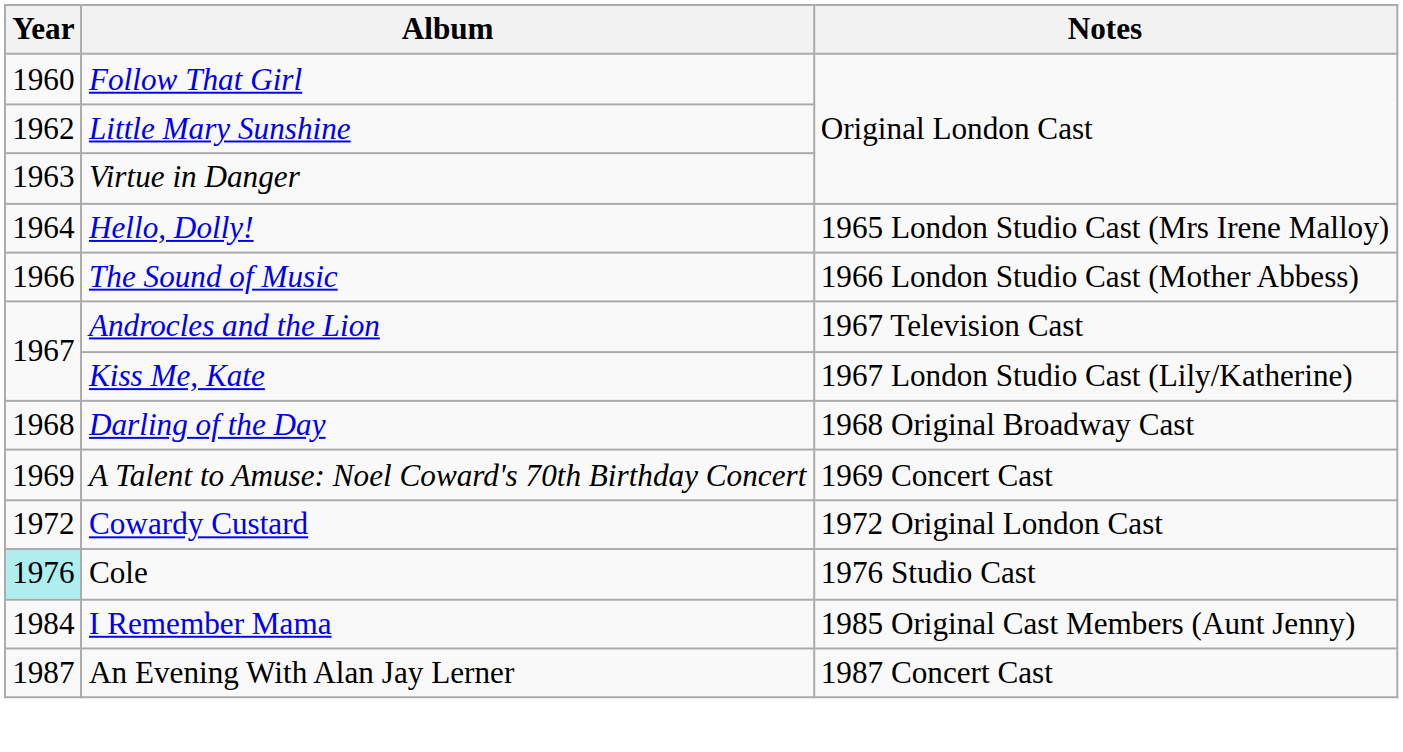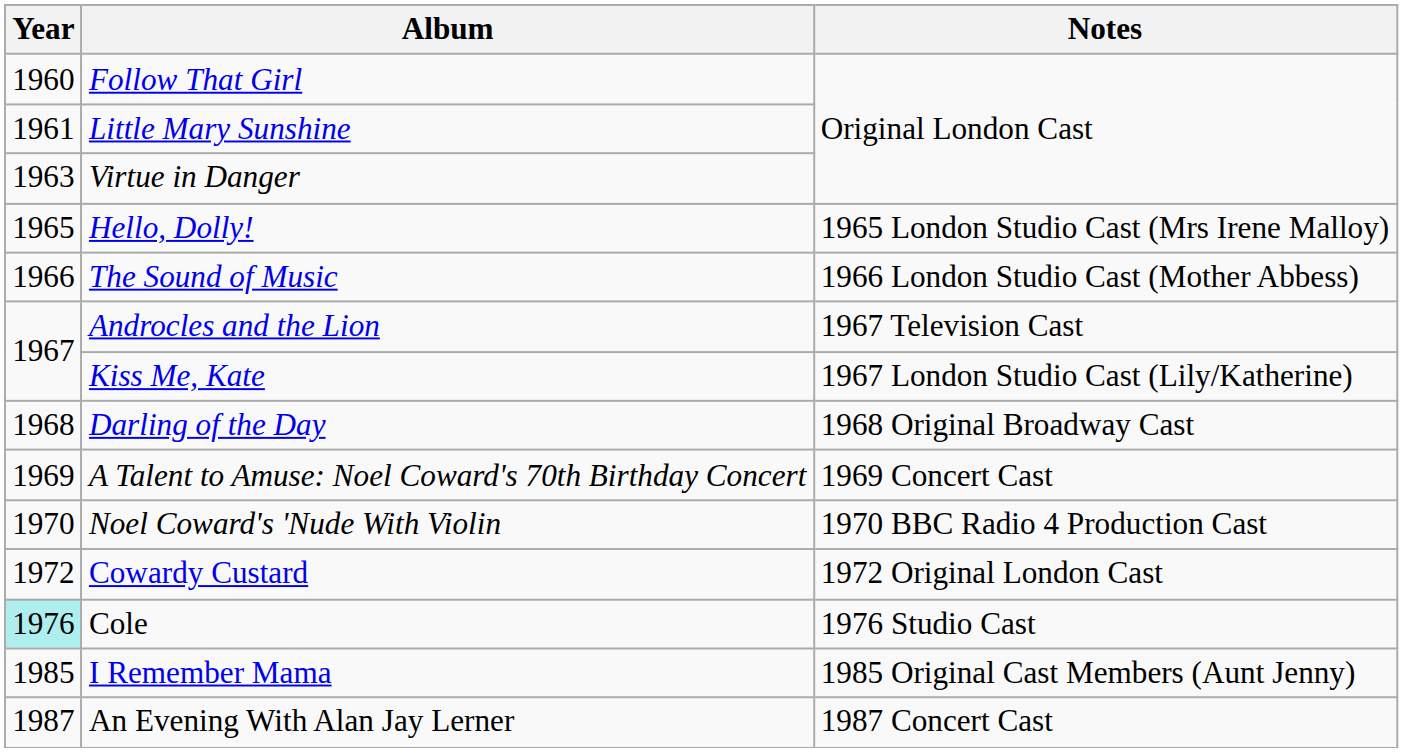(43, 128) 1962 -> (43, 128) 1961
(43, 227) 1964 -> (43, 227) 1965
+ row: (295, 524)
(43, 623) 1984 -> (43, 672) 1985
